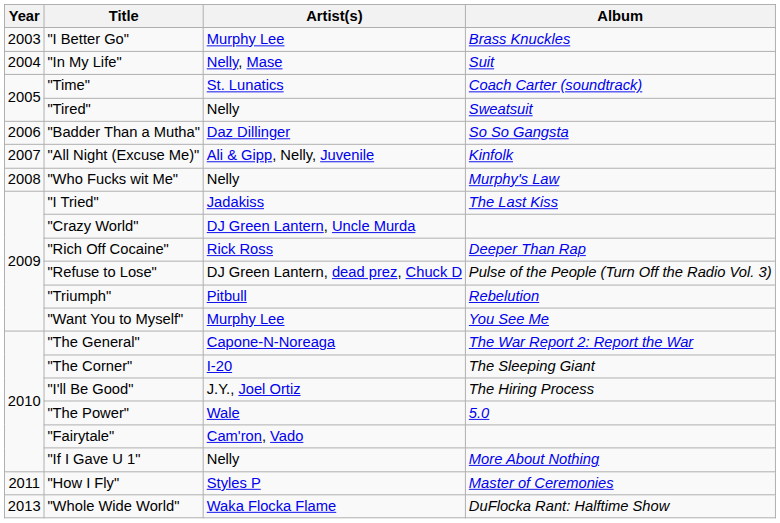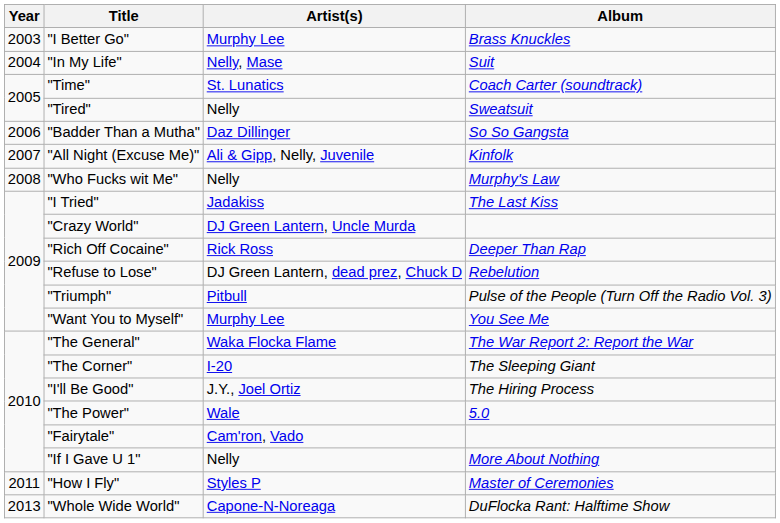(620, 272) Pulse of the People (Turn Off the Radio Vol. 3) -> (504, 272) Rebelution
(504, 296) Rebelution -> (620, 296) Pulse of the People (Turn Off the Radio Vol. 3)
(271, 343) Capone-N-Noreaga -> (272, 343) Waka Flocka Flame
(272, 506) Waka Flocka Flame -> (271, 506) Capone-N-Noreaga
